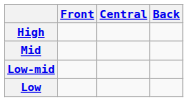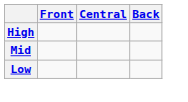- row: (31, 69)
